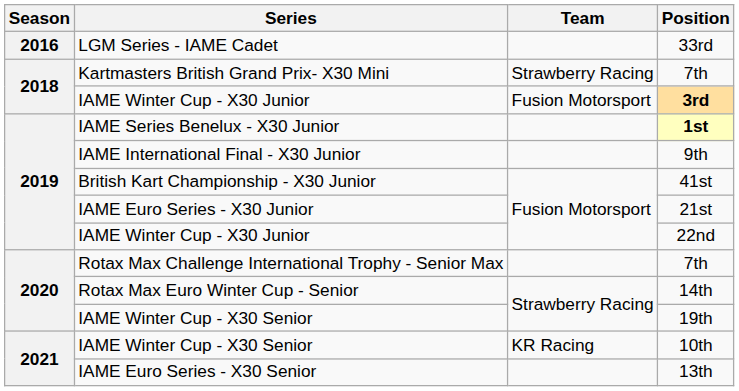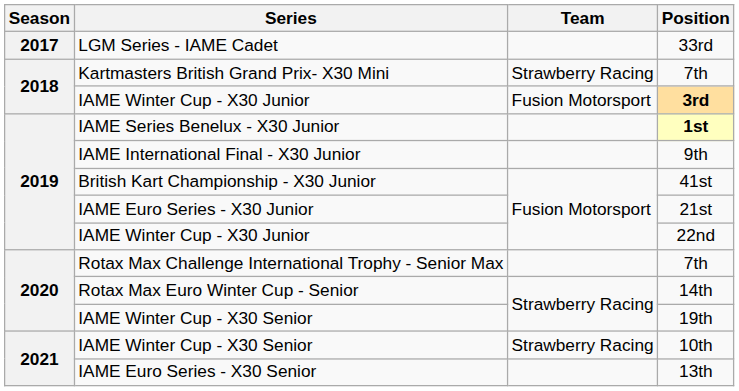(39, 45) 2016 -> (39, 45) 2017
(553, 345) KR Racing -> (583, 345) Strawberry Racing
